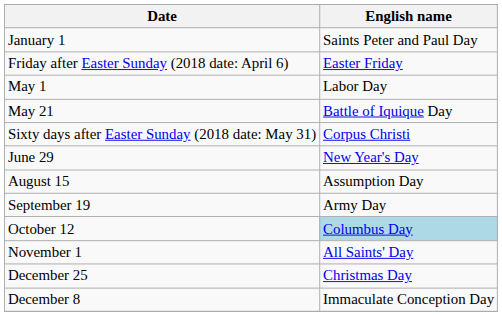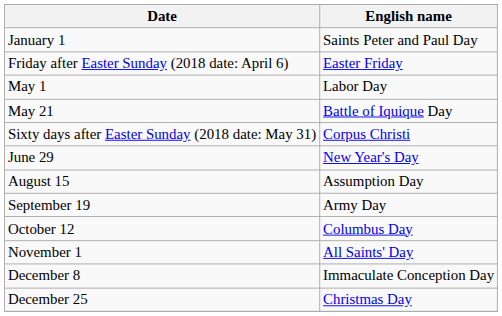(368, 228) lightblue background -> (368, 228) no background
rows swapped: (44, 299) <-> (48, 275)
